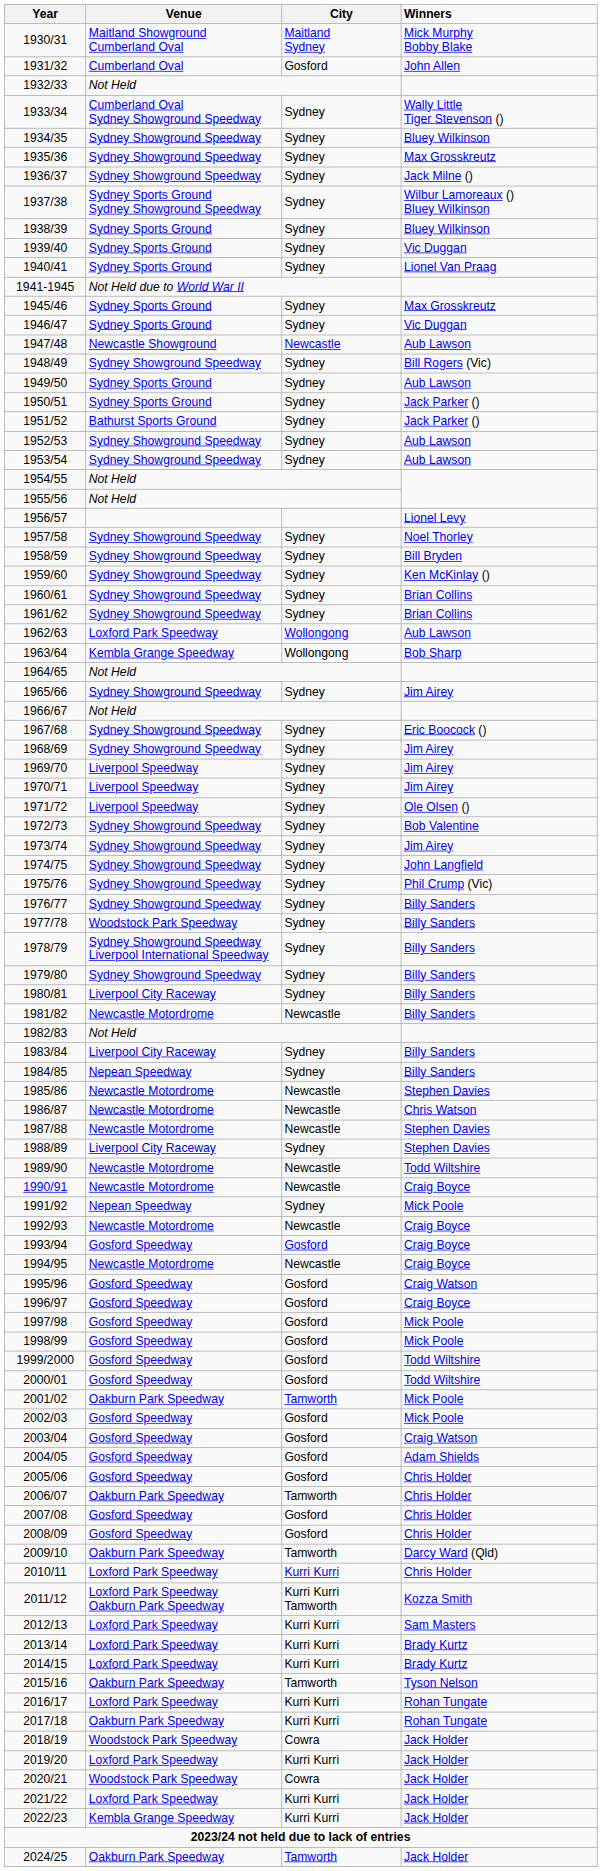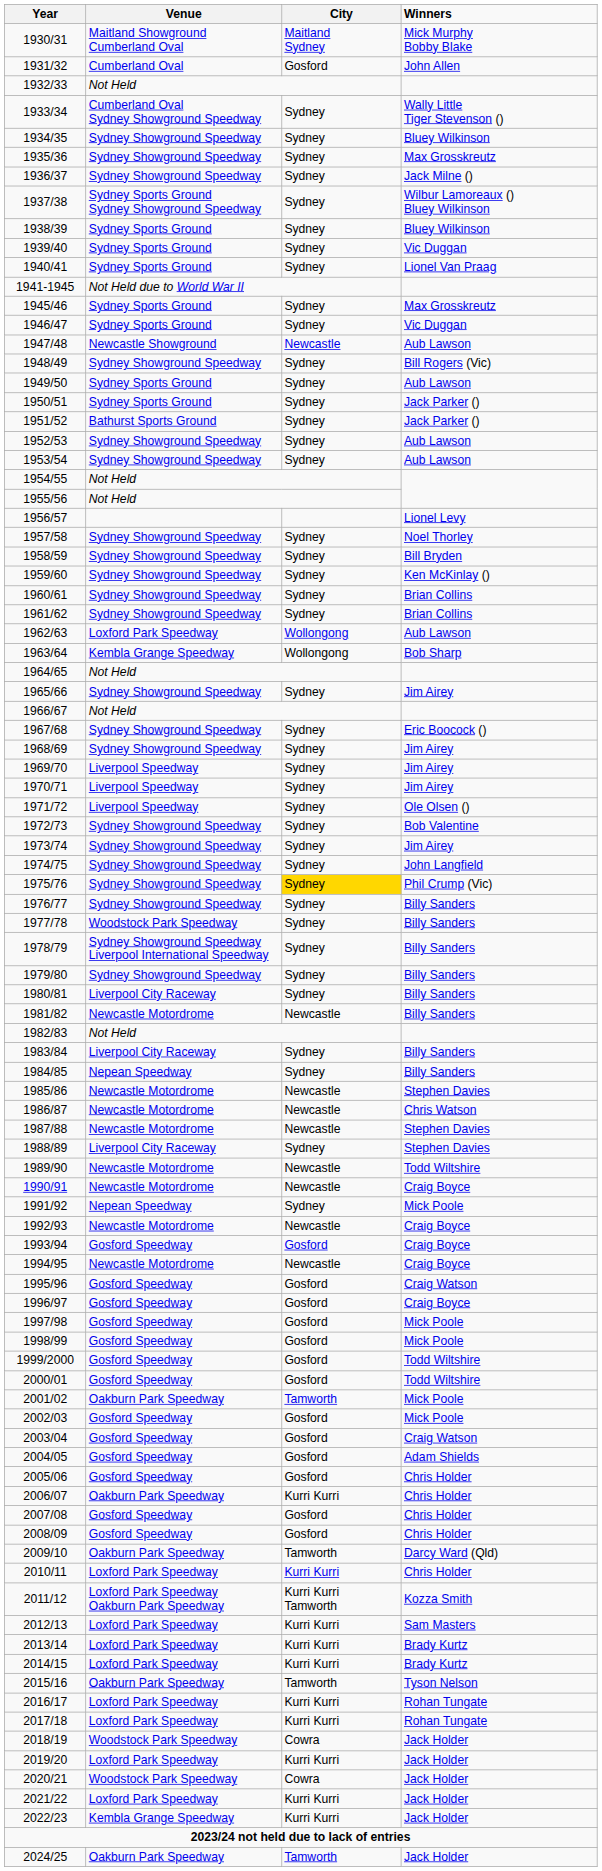(305, 884) no background -> (305, 884) gold background
(311, 1495) Tamworth -> (312, 1495) Kurri Kurri
(156, 1721) Oakburn Park Speedway -> (153, 1721) Loxford Park Speedway
